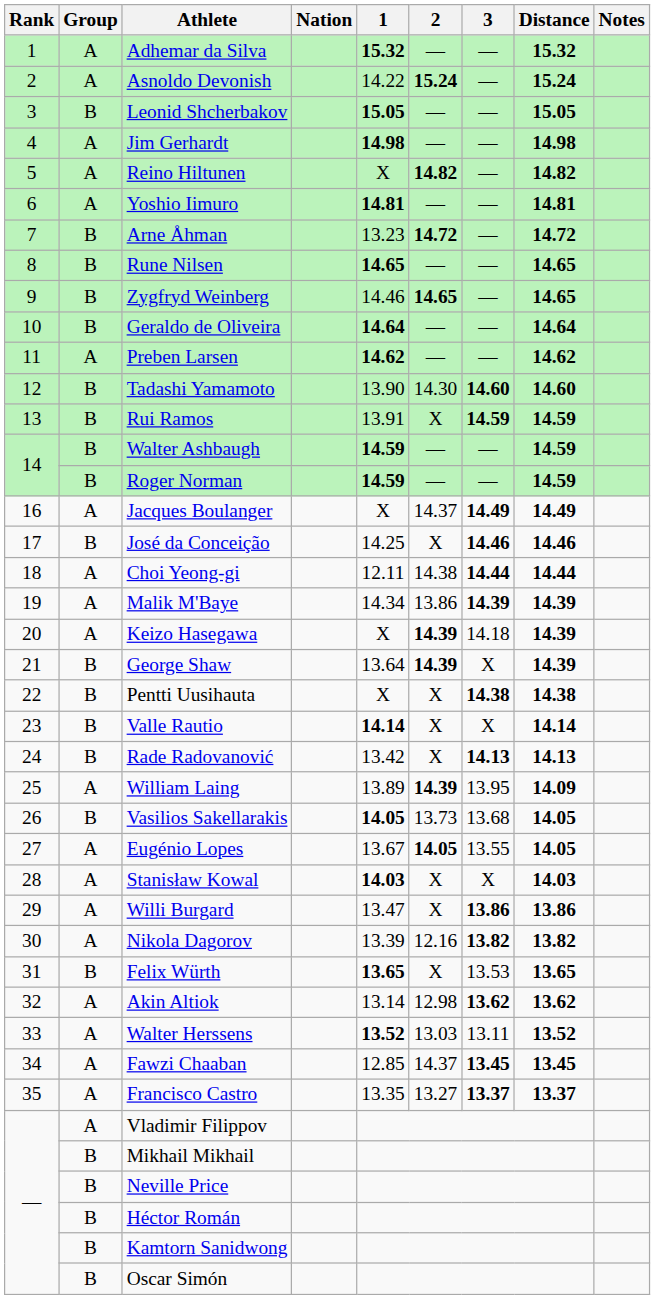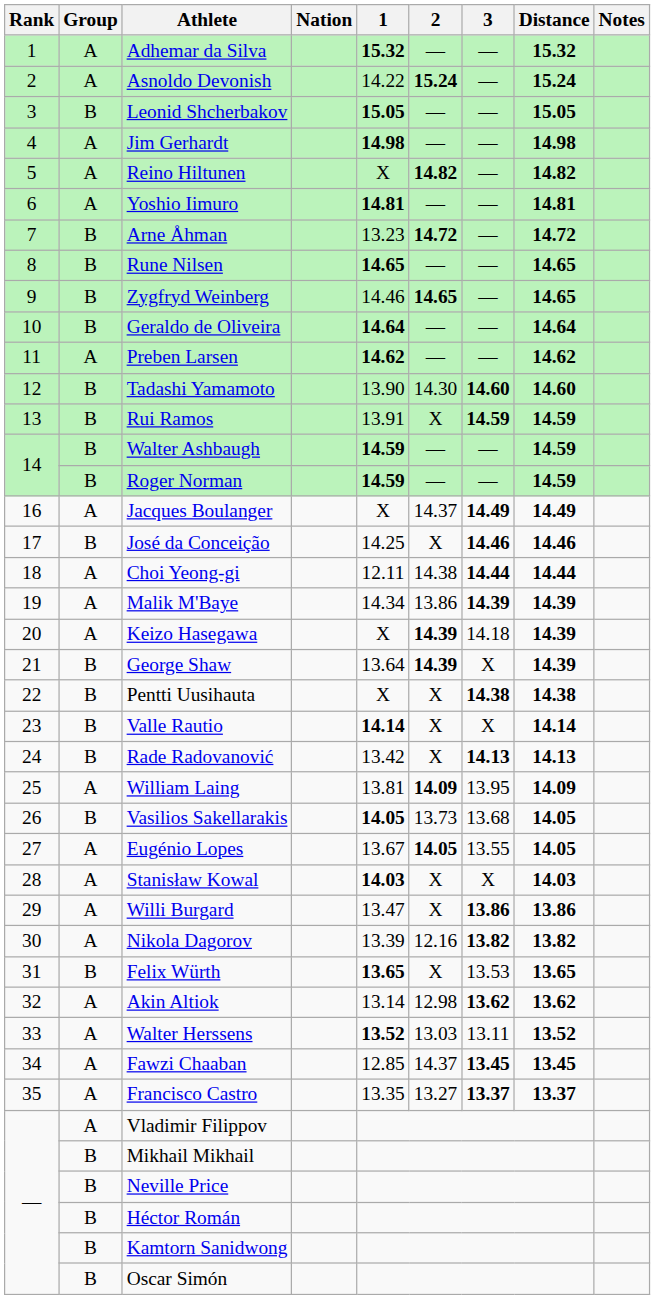(383, 787) 13.89 -> (383, 787) 13.81
(435, 787) 14.39 -> (435, 787) 14.09
